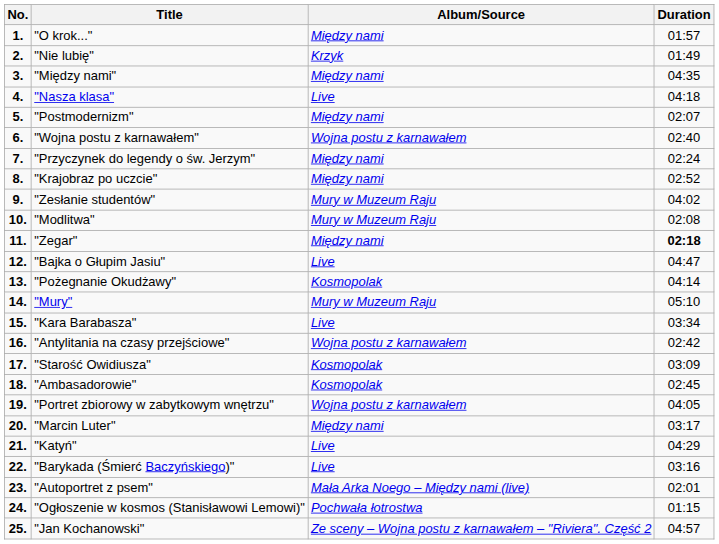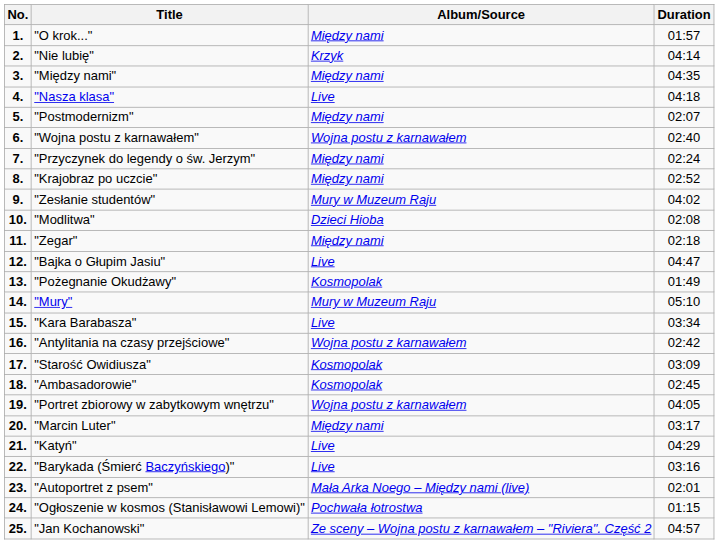(684, 55) 01:49 -> (684, 55) 04:14
(374, 220) Mury w Muzeum Raju -> (347, 220) Dzieci Hioba
(684, 240) bold -> (684, 240) normal
(684, 281) 04:14 -> (684, 281) 01:49
